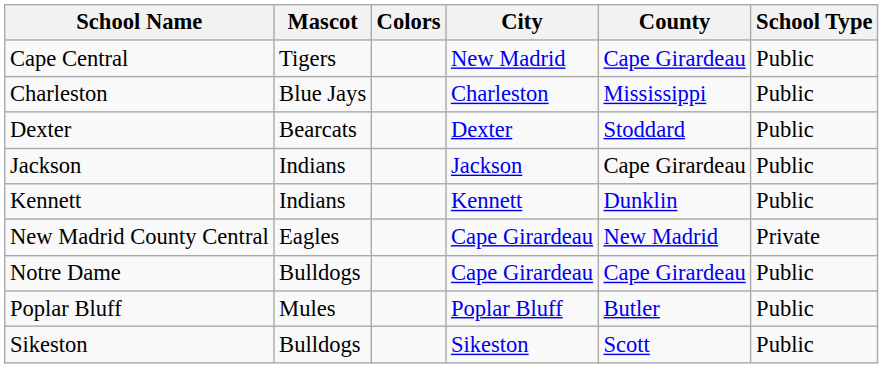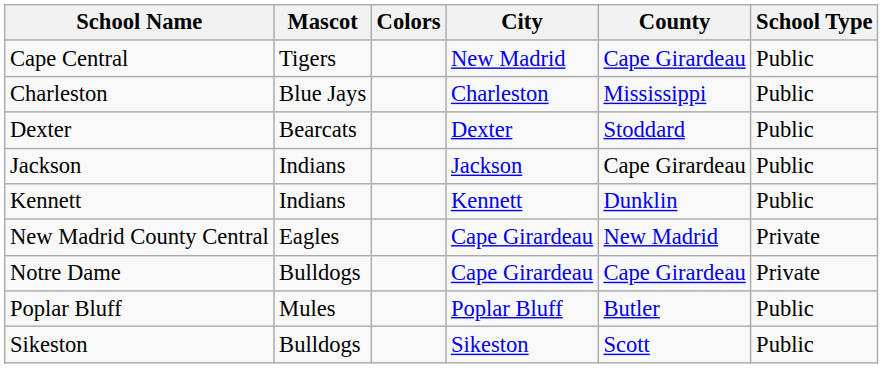(785, 272) Public -> (788, 272) Private
